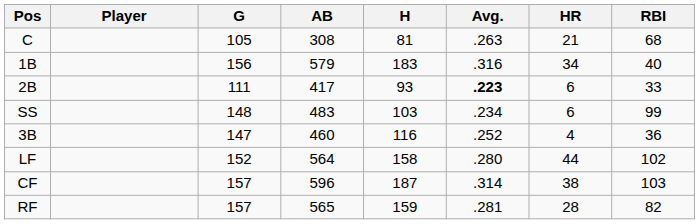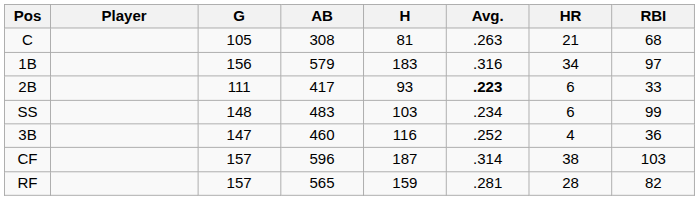(653, 64) 40 -> (653, 64) 97
- row: (27, 159)
